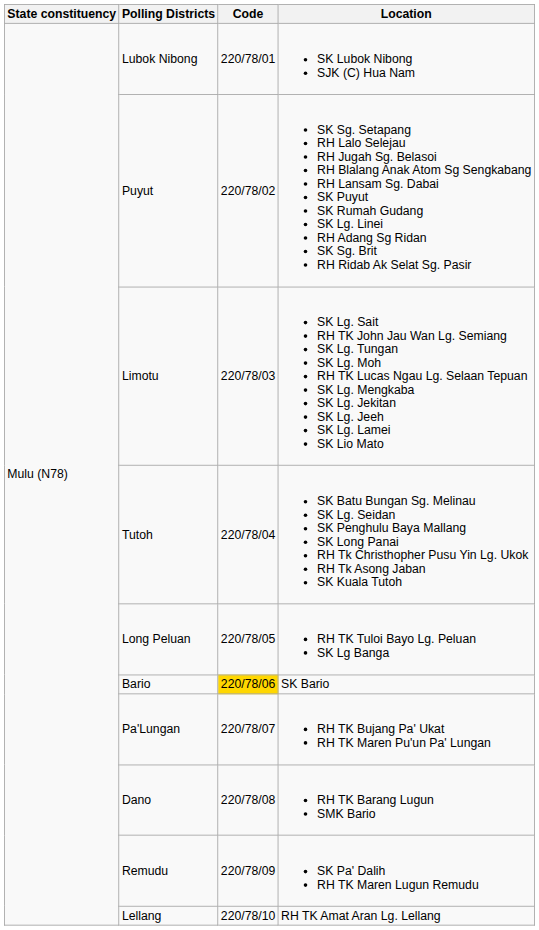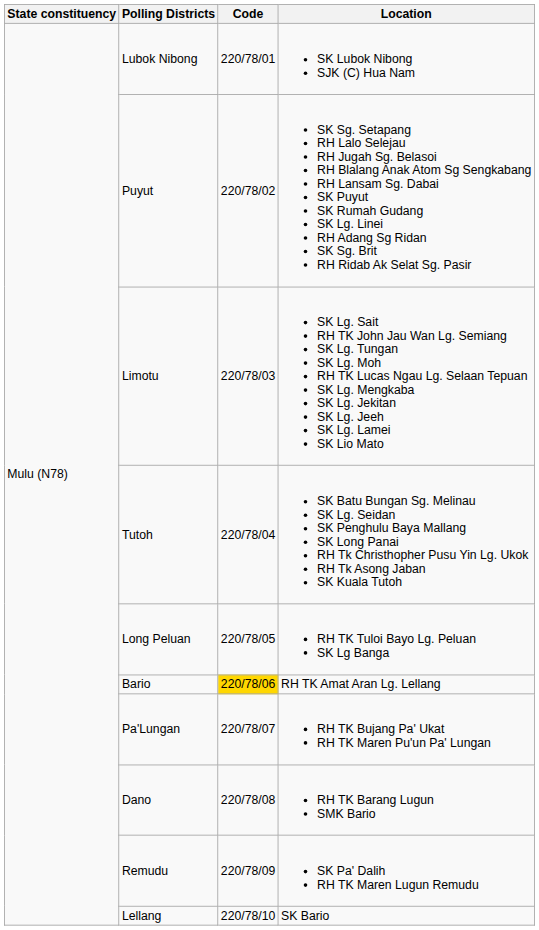(305, 684) SK Bario -> (361, 684) RH TK Amat Aran Lg. Lellang
(361, 915) RH TK Amat Aran Lg. Lellang -> (305, 915) SK Bario
